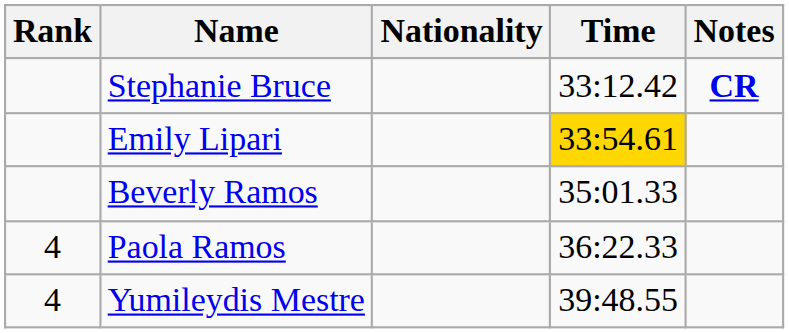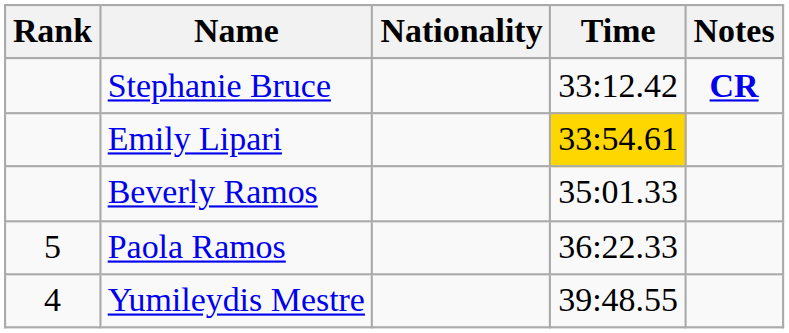(52, 246) 4 -> (52, 246) 5
